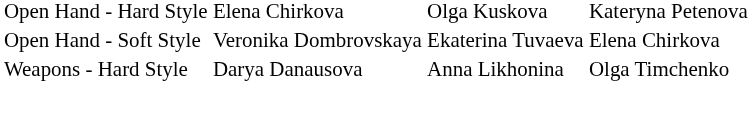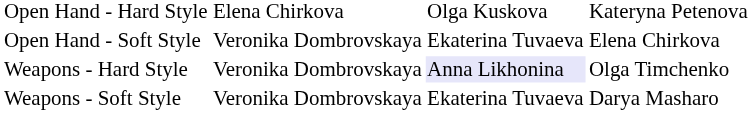(288, 69) Darya Danausova -> (317, 69) Veronika Dombrovskaya
(495, 69) no background -> (495, 69) lavender background
+ row: (92, 98)
